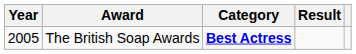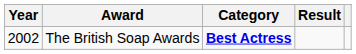(23, 37) 2005 -> (23, 37) 2002
